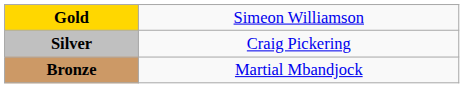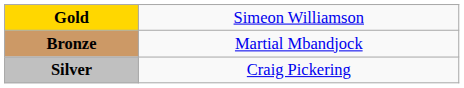rows swapped: (71, 43) <-> (71, 69)
